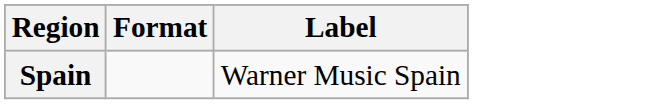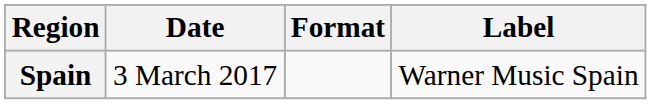+ column: (195, 27)
